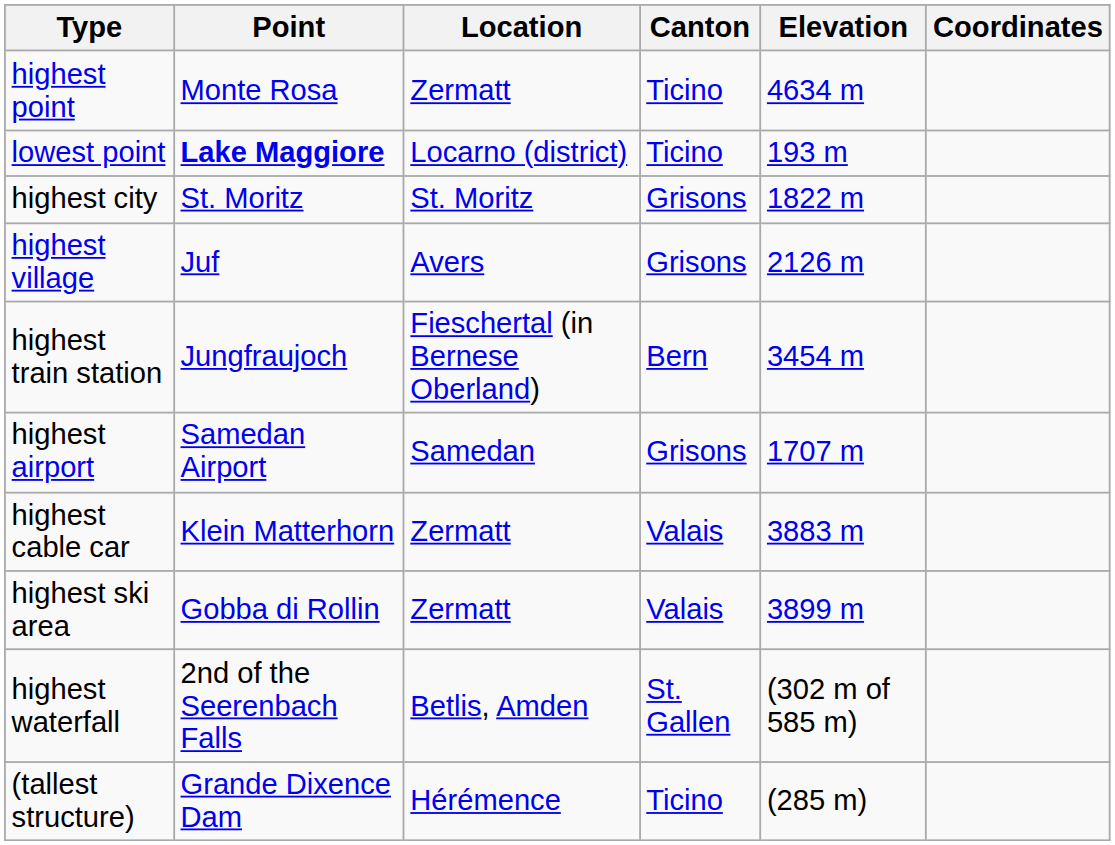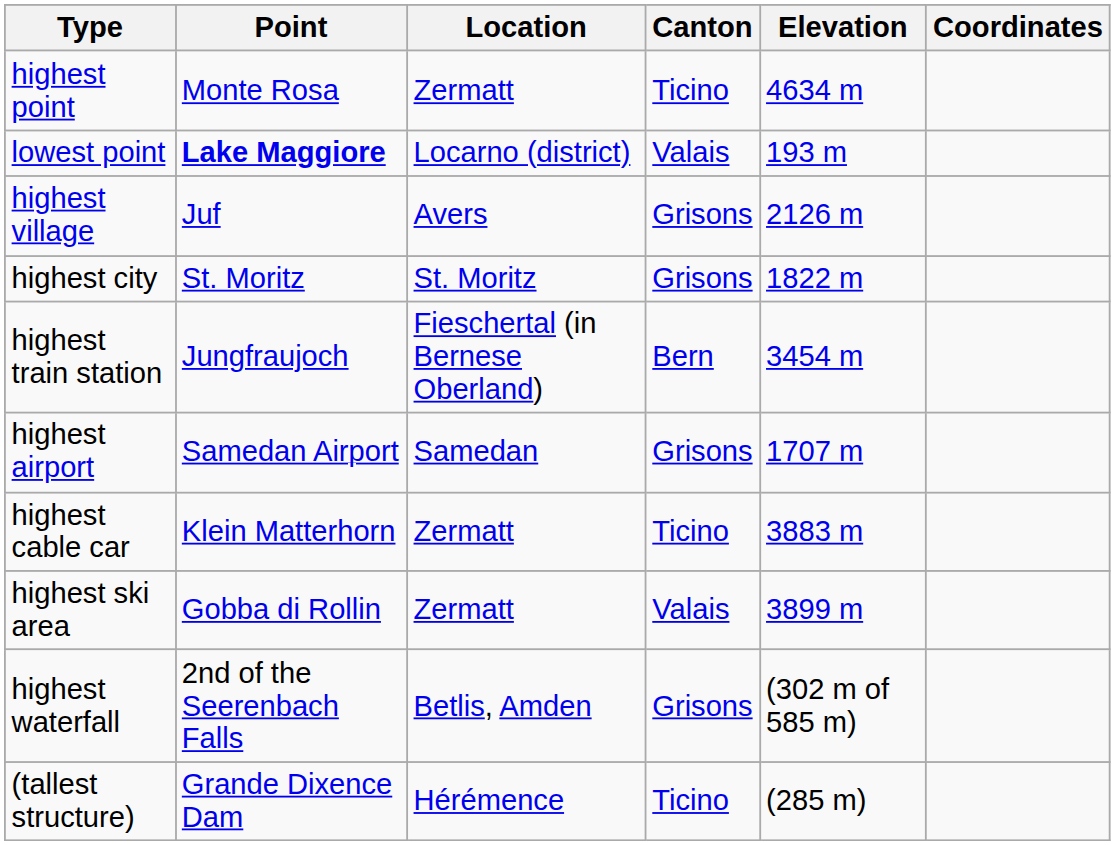(685, 152) Ticino -> (691, 152) Valais
rows swapped: (84, 198) <-> (59, 261)
(685, 531) Valais -> (691, 531) Ticino
(688, 705) St. Gallen -> (702, 705) Grisons
